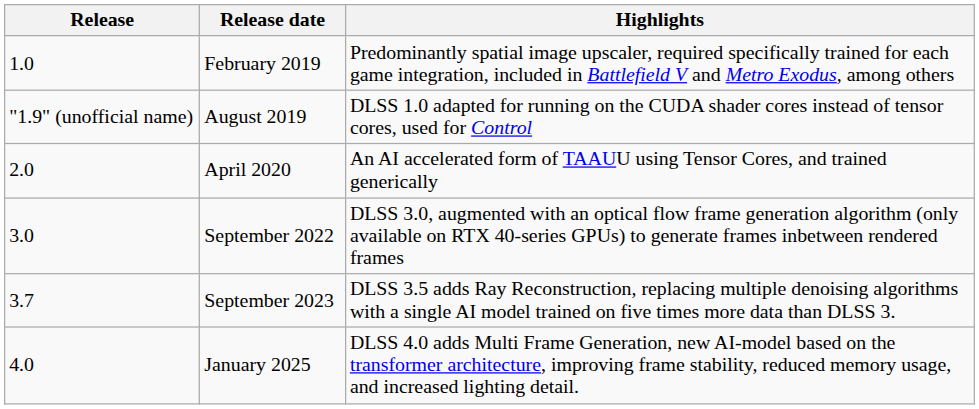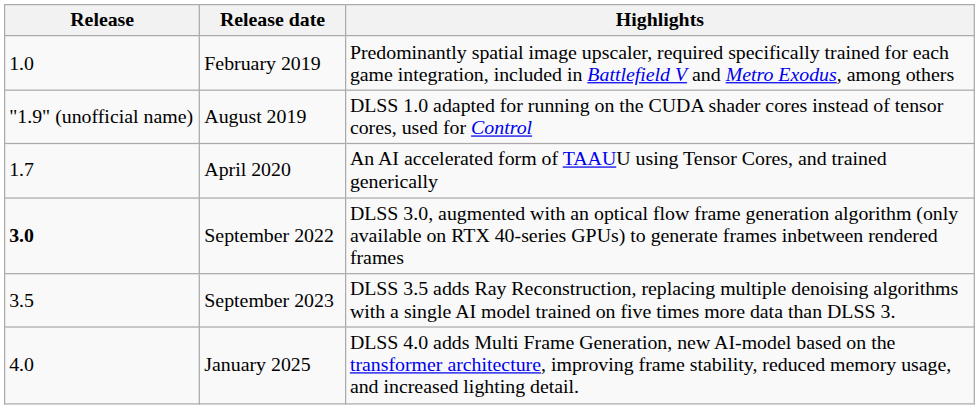(22, 170) 2.0 -> (22, 170) 1.7
(22, 235) normal -> (22, 235) bold
(22, 300) 3.7 -> (22, 300) 3.5
